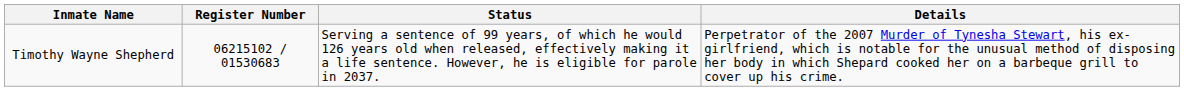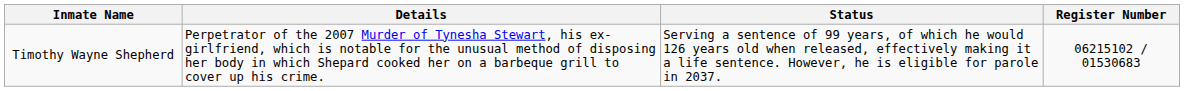columns swapped: (250, 14) <-> (940, 14)
